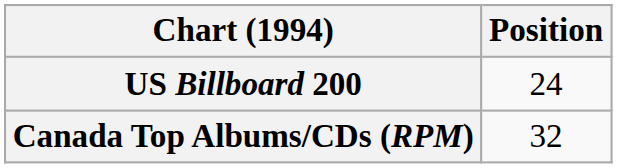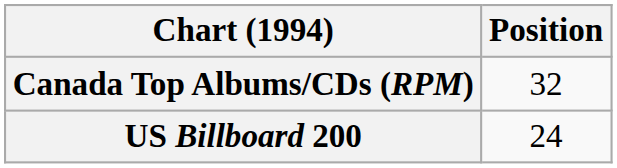rows swapped: (243, 135) <-> (243, 83)
